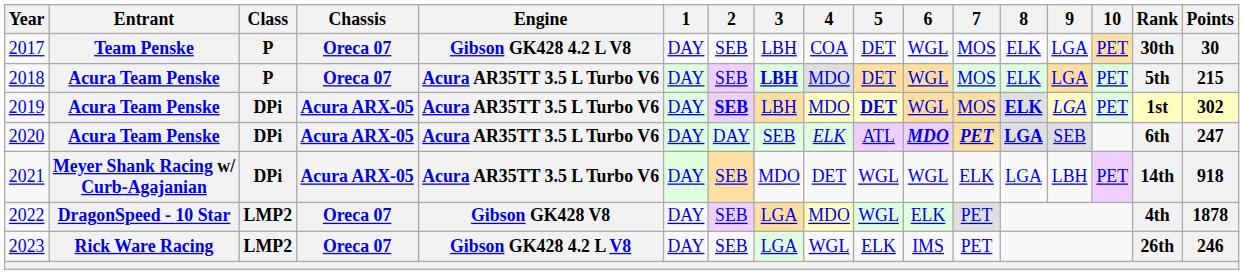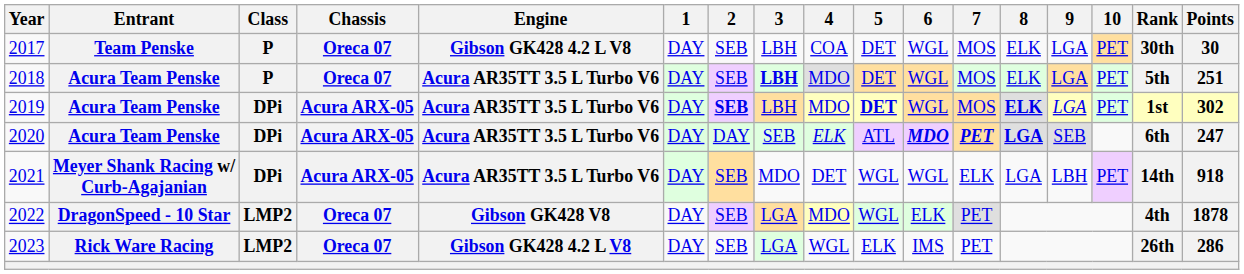(1210, 77) 215 -> (1210, 77) 251
(1210, 245) 246 -> (1210, 245) 286
